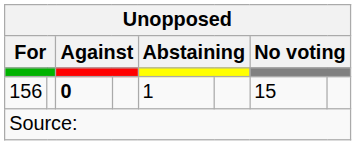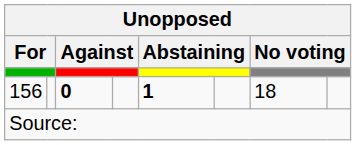(148, 92) normal -> (148, 92) bold
(265, 92) 15 -> (265, 92) 18
